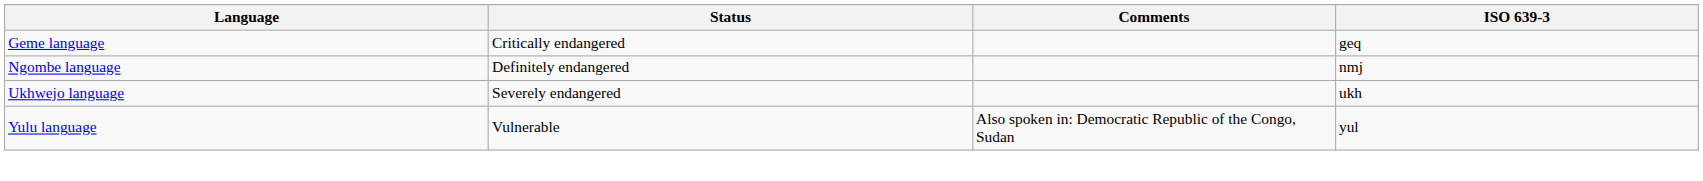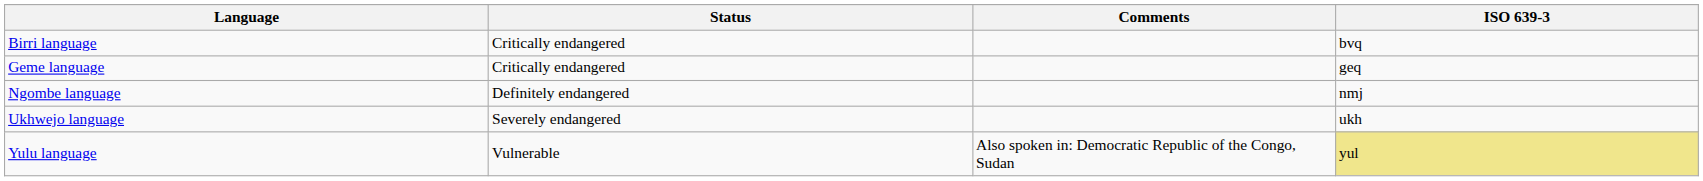+ row: (52, 42)
(1349, 127) no background -> (1349, 153) khaki background
